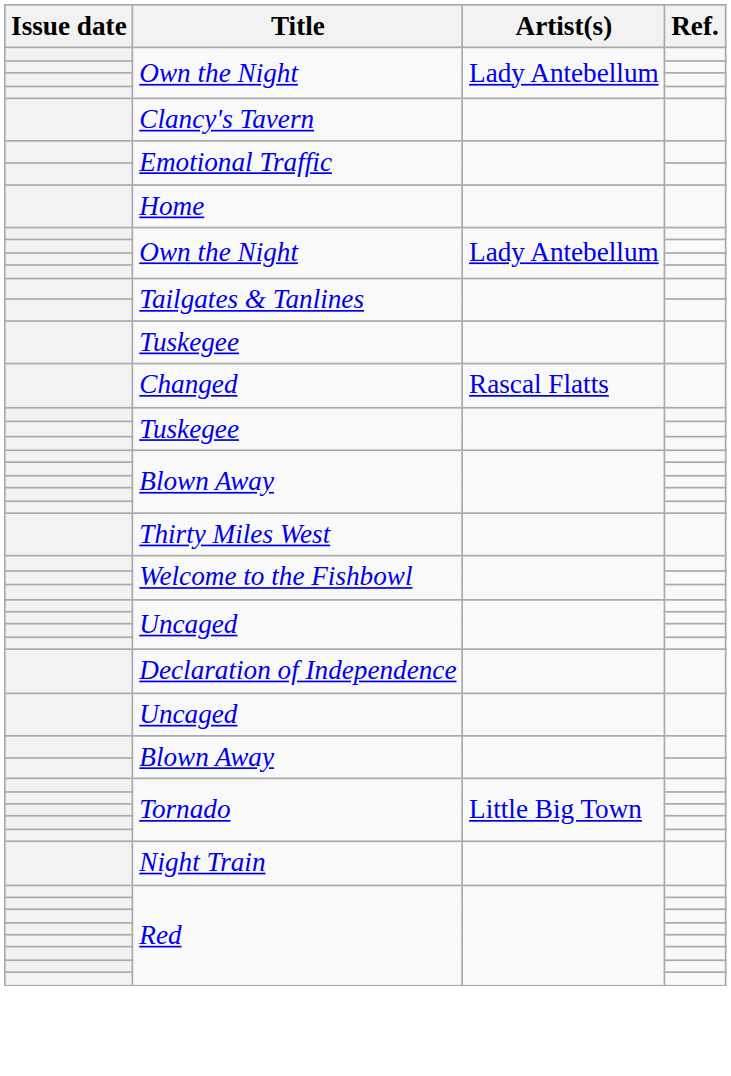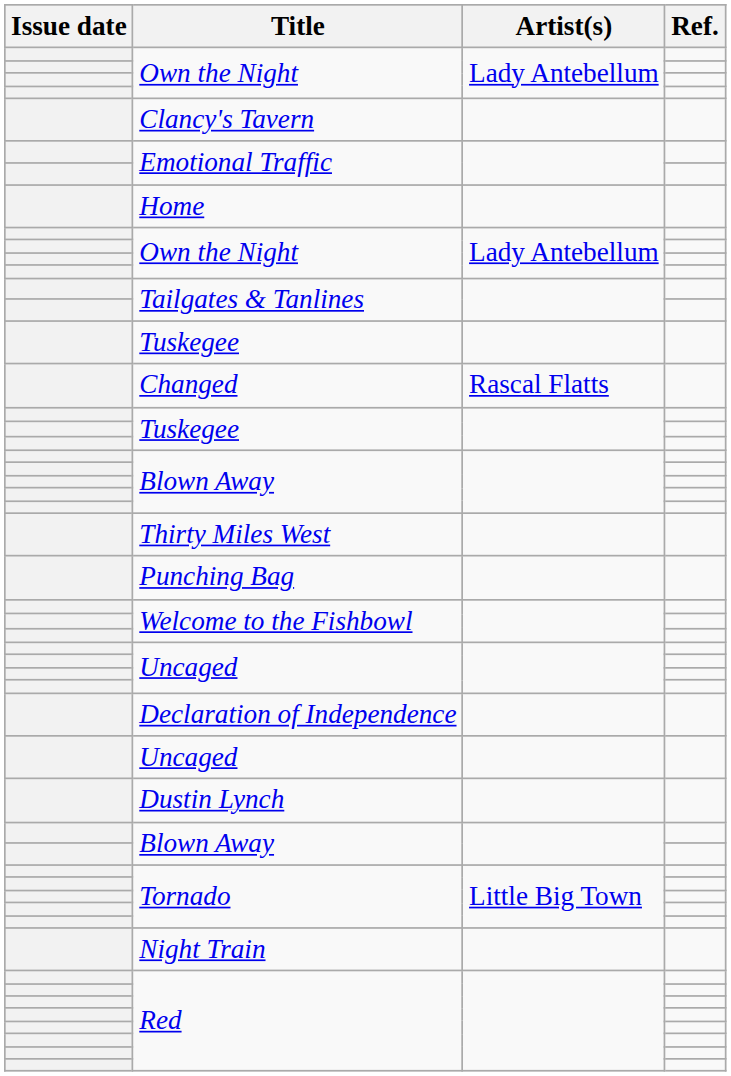+ row: (217, 577)
+ row: (212, 799)
